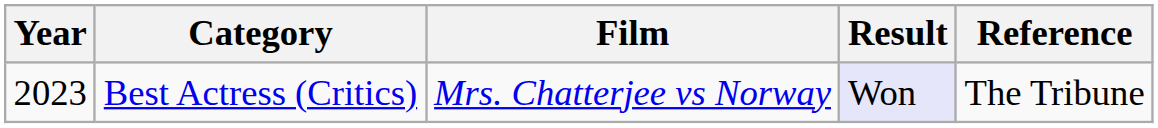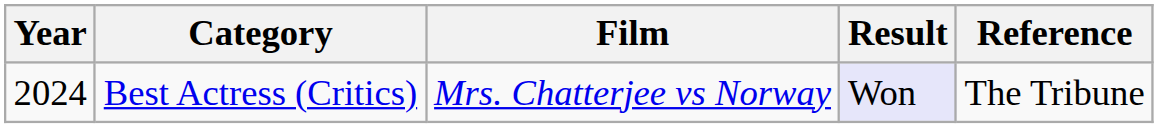(50, 91) 2023 -> (50, 91) 2024
